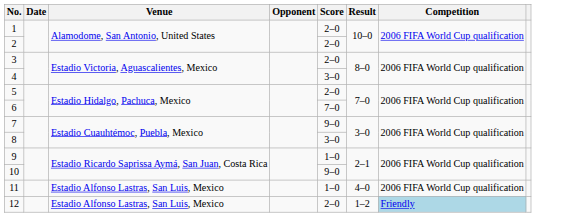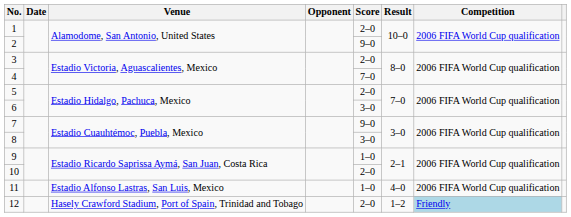(332, 44) 2–0 -> (368, 44) 9–0
(332, 76) 3–0 -> (368, 76) 7–0
(332, 108) 7–0 -> (368, 108) 3–0
(332, 172) 9–0 -> (368, 172) 2–0
(137, 204) Estadio Alfonso Lastras, San Luis, Mexico -> (177, 204) Hasely Crawford Stadium, Port of Spain, Trinidad and Tobago
